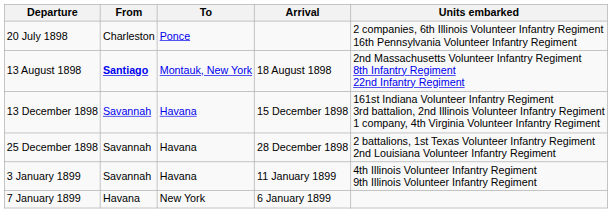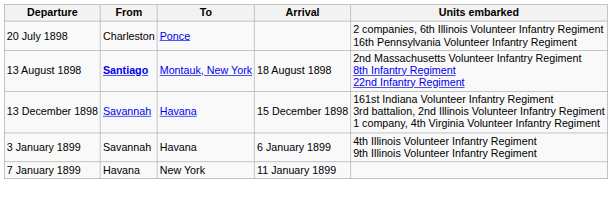- row: (52, 147)
(297, 176) 11 January 1899 -> (294, 147) 6 January 1899
(294, 199) 6 January 1899 -> (297, 170) 11 January 1899
